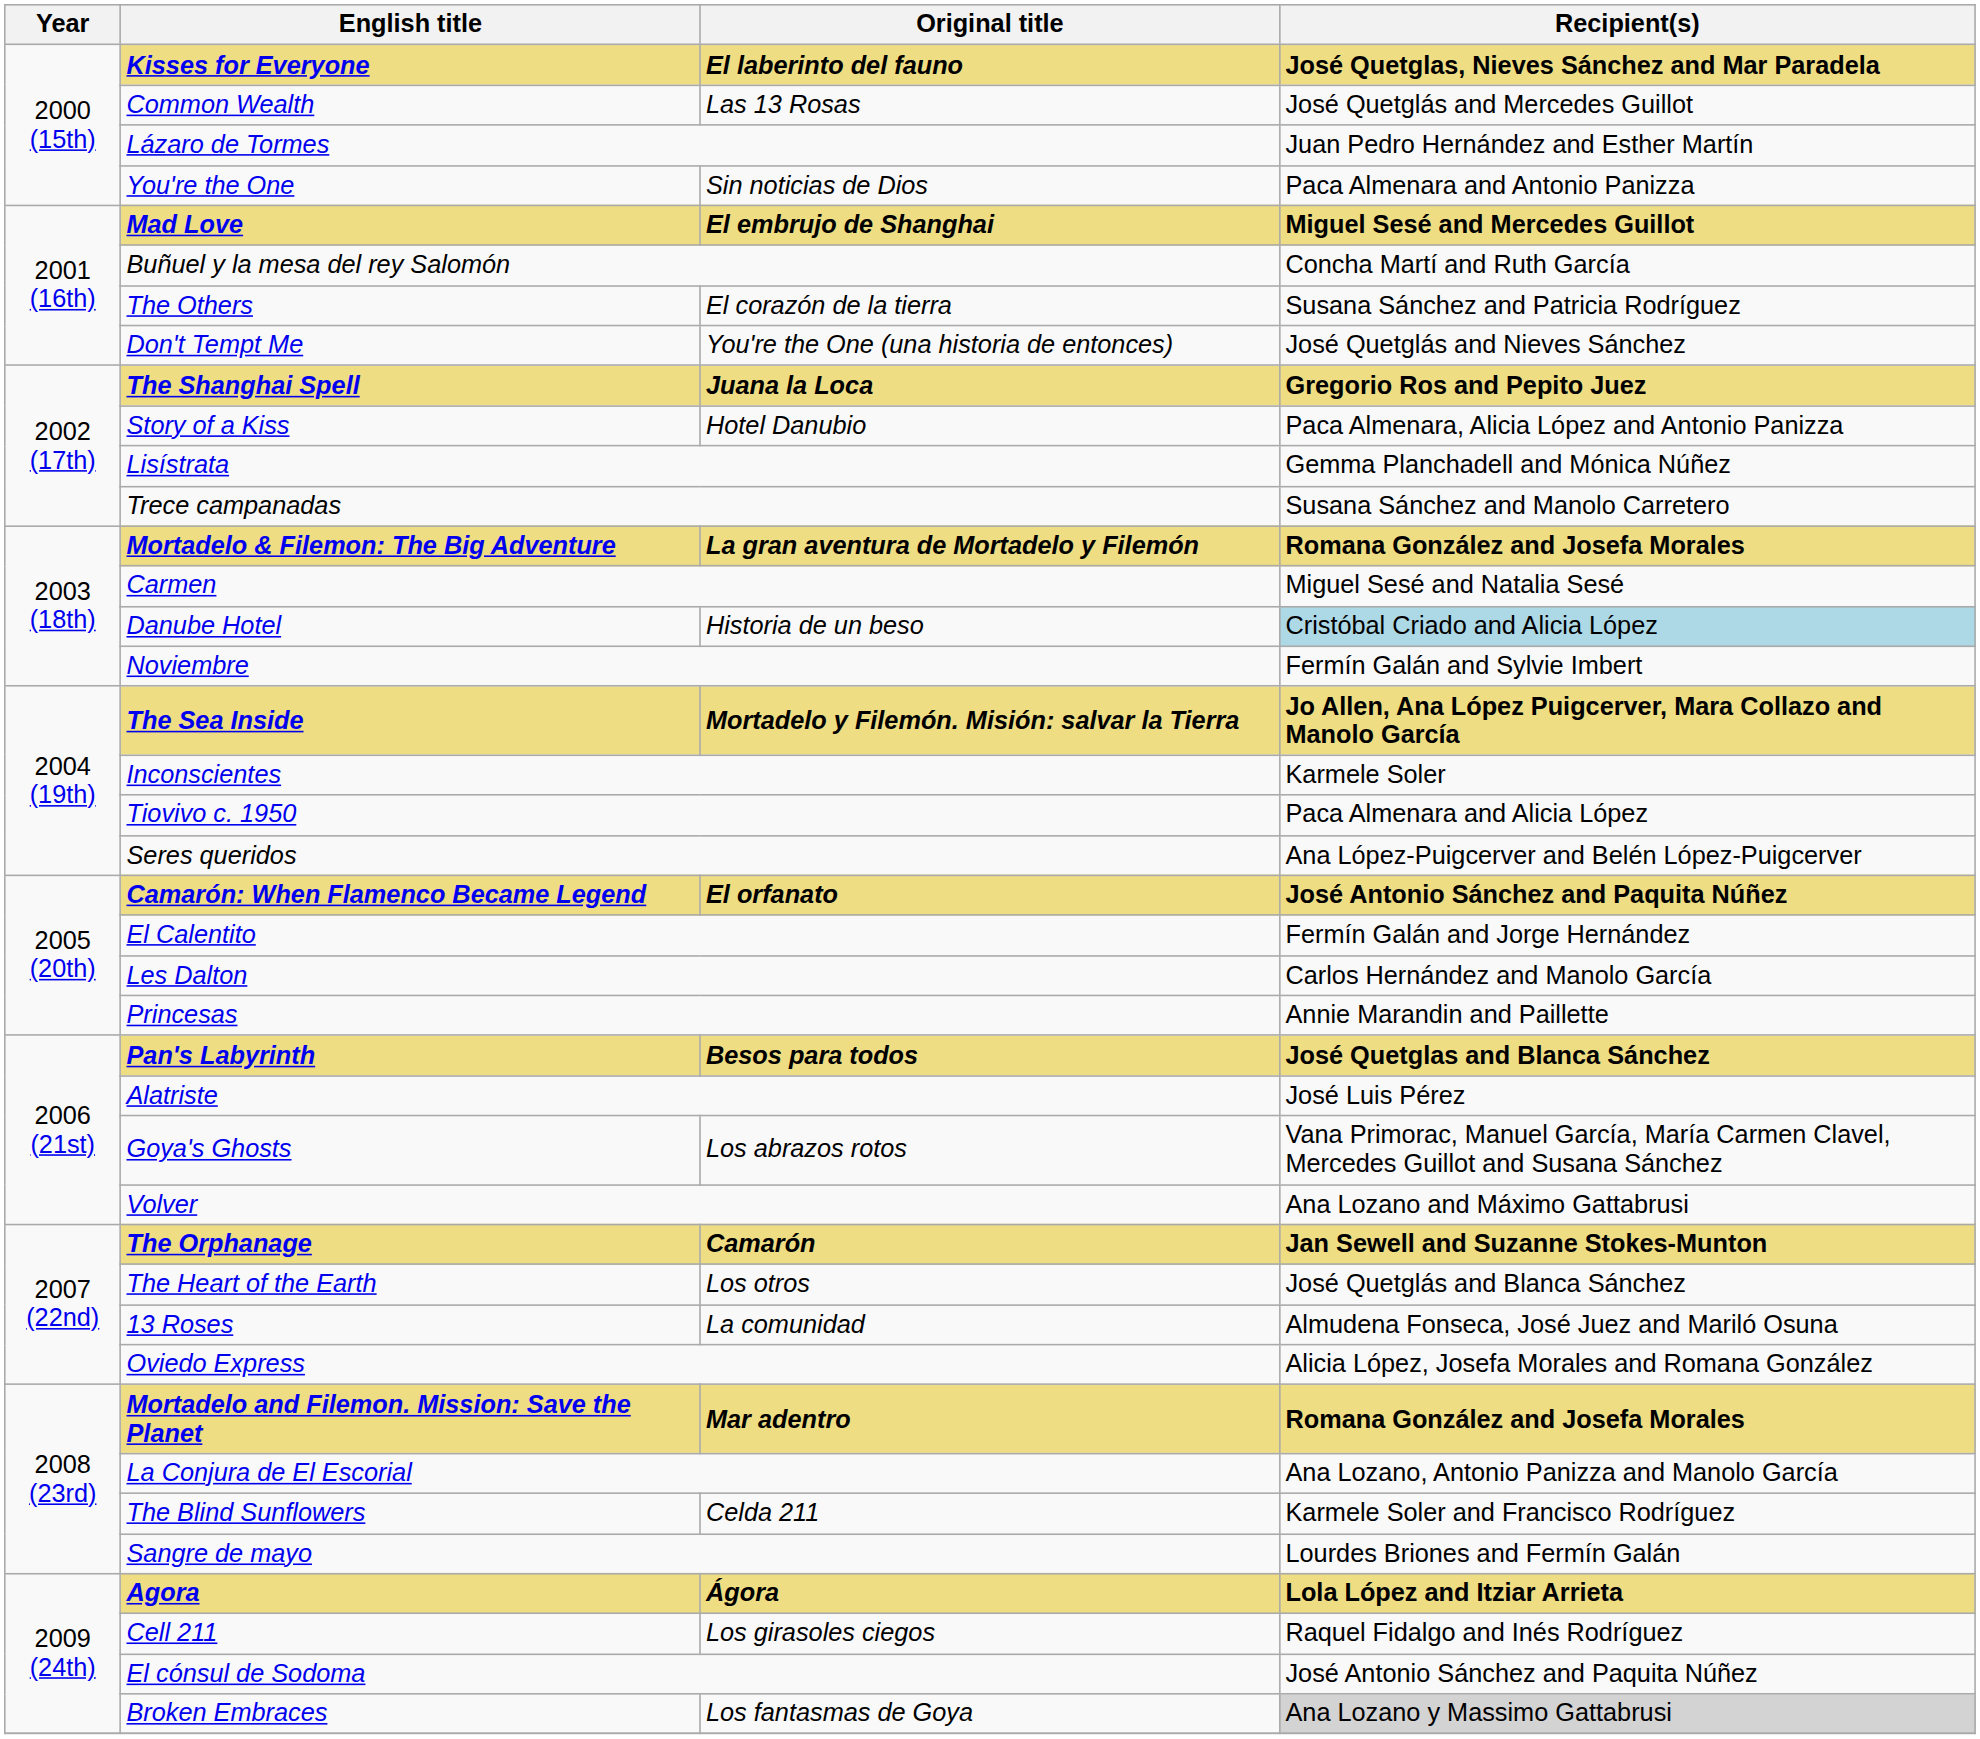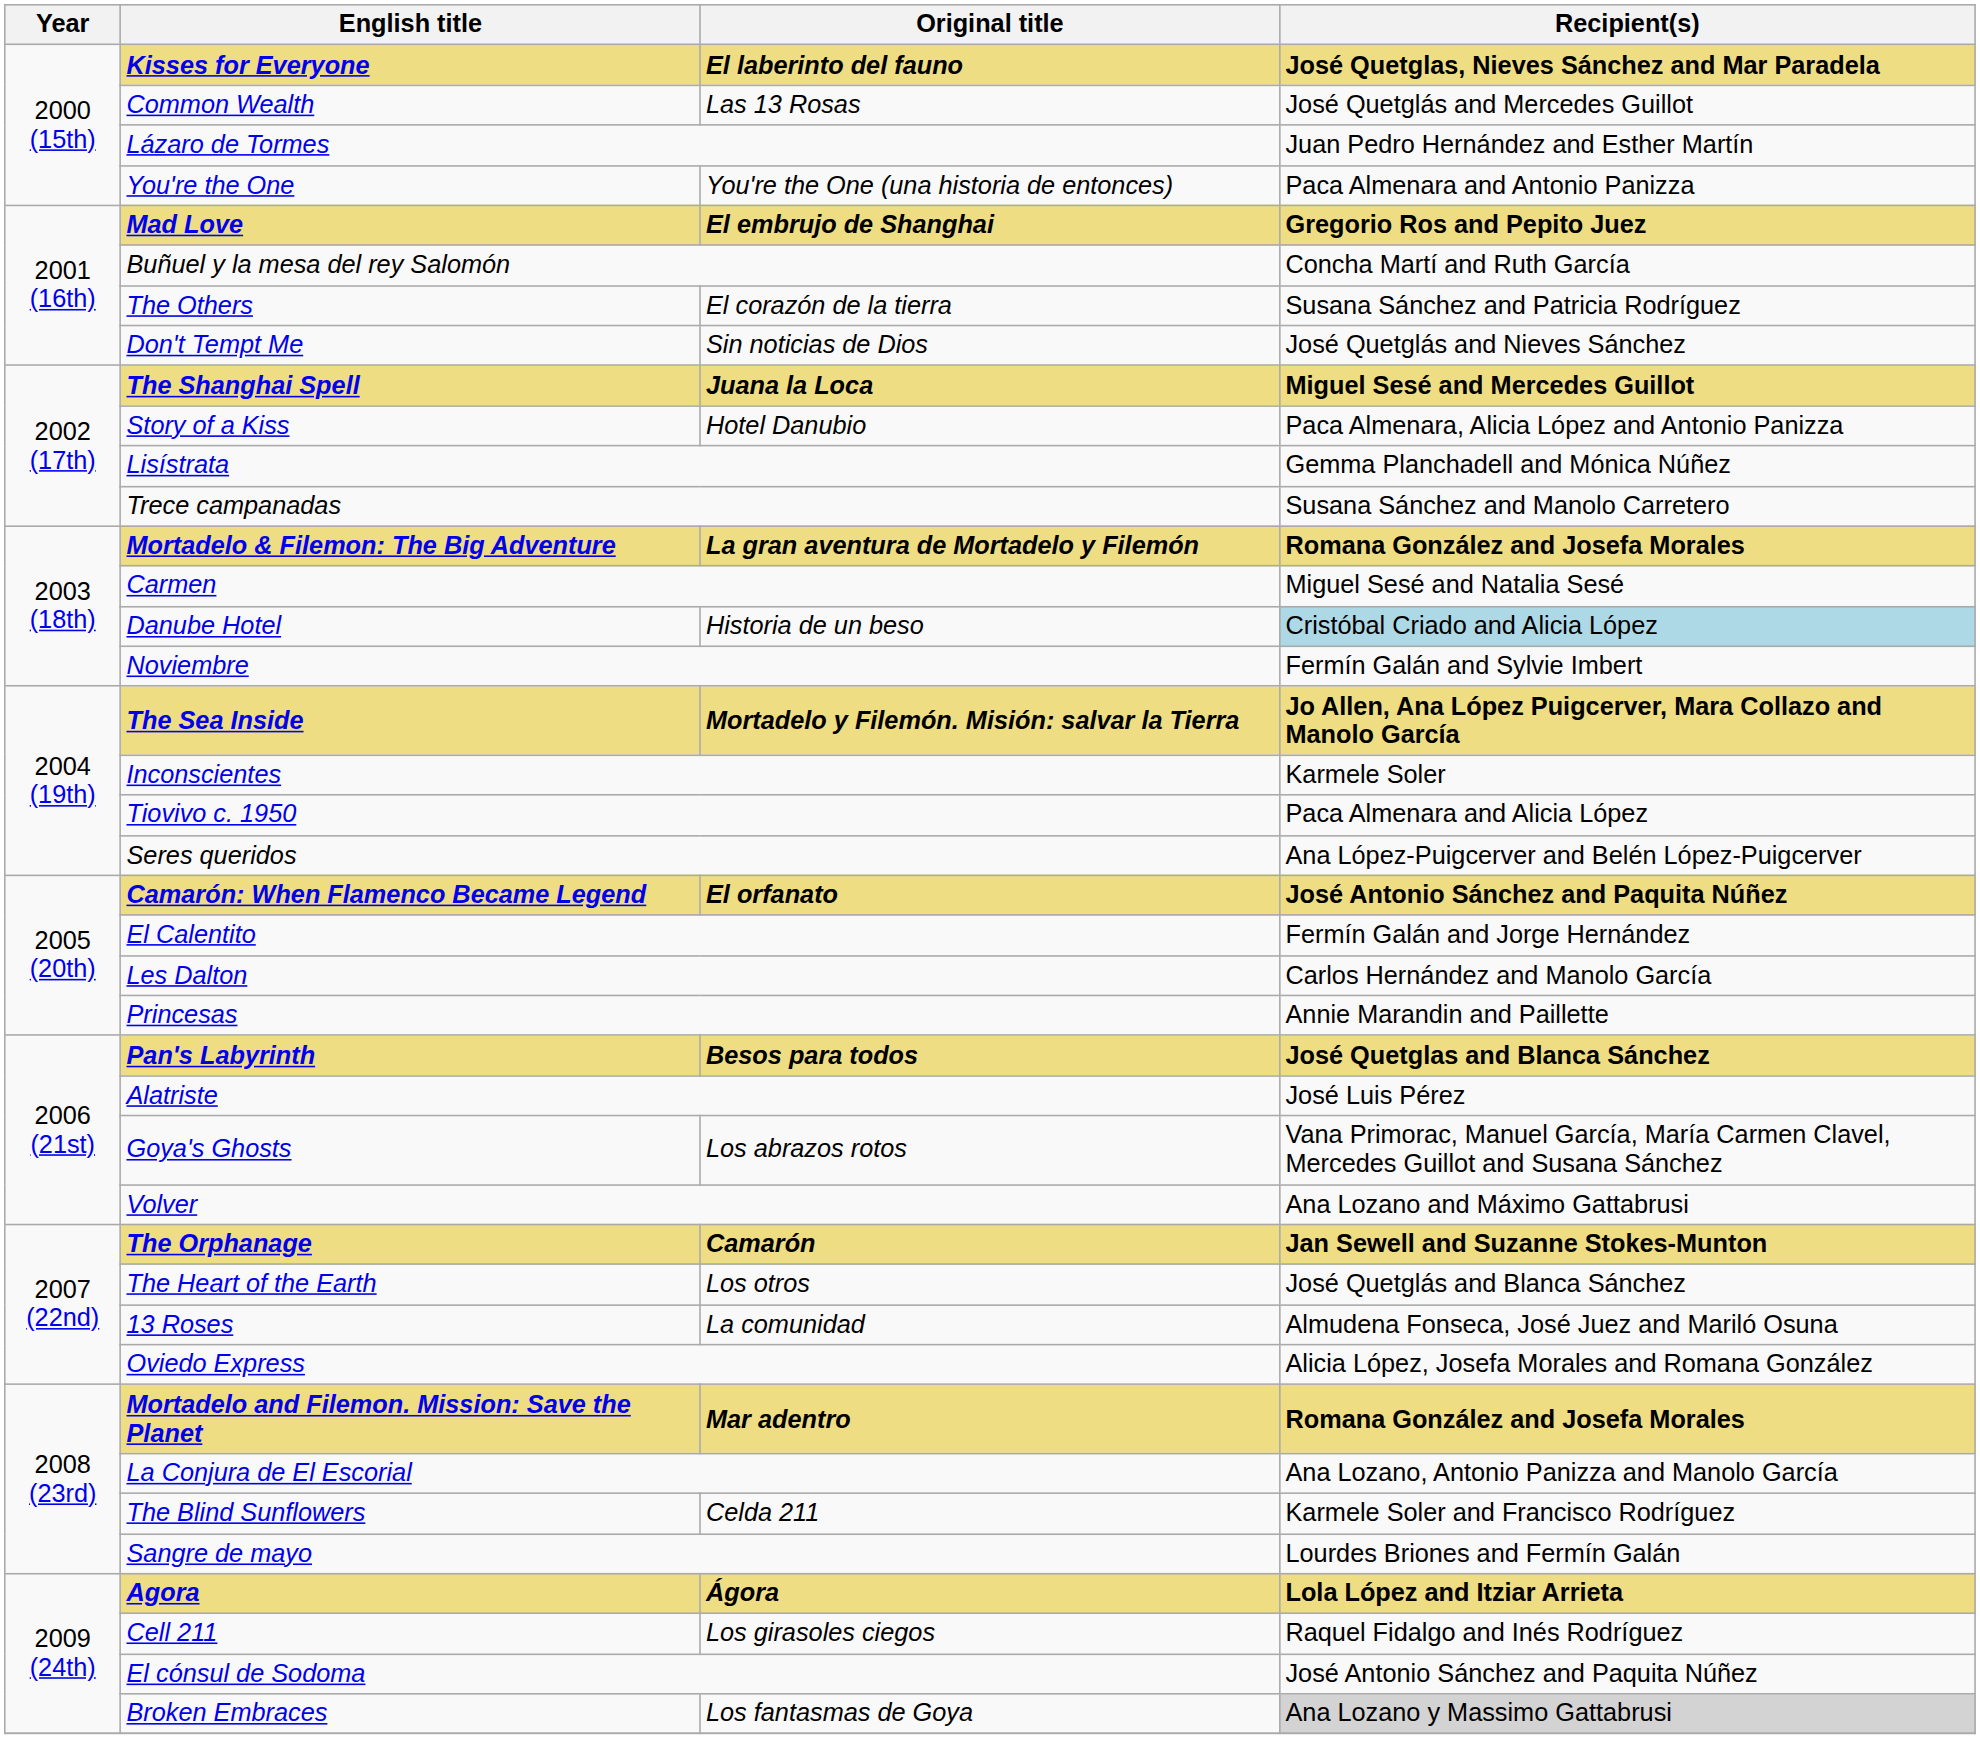(817, 184) Sin noticias de Dios -> (940, 184) You're the One (una historia de entonces)
(1490, 225) Miguel Sesé and Mercedes Guillot -> (1466, 225) Gregorio Ros and Pepito Juez
(940, 345) You're the One (una historia de entonces) -> (817, 345) Sin noticias de Dios
(1466, 385) Gregorio Ros and Pepito Juez -> (1490, 385) Miguel Sesé and Mercedes Guillot
